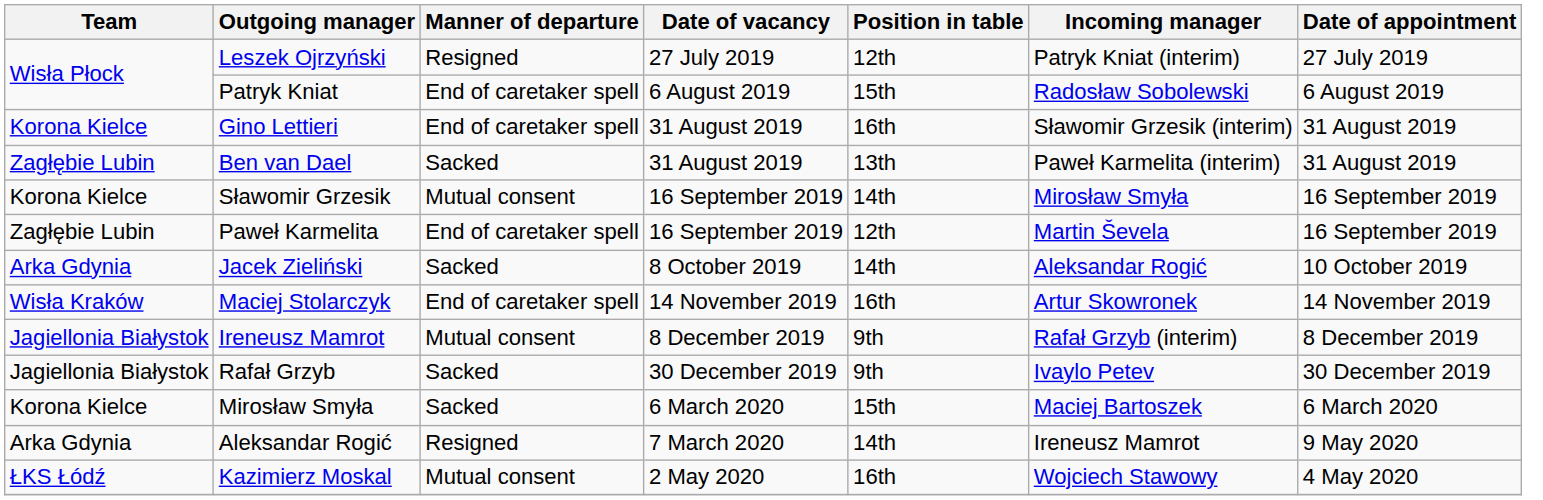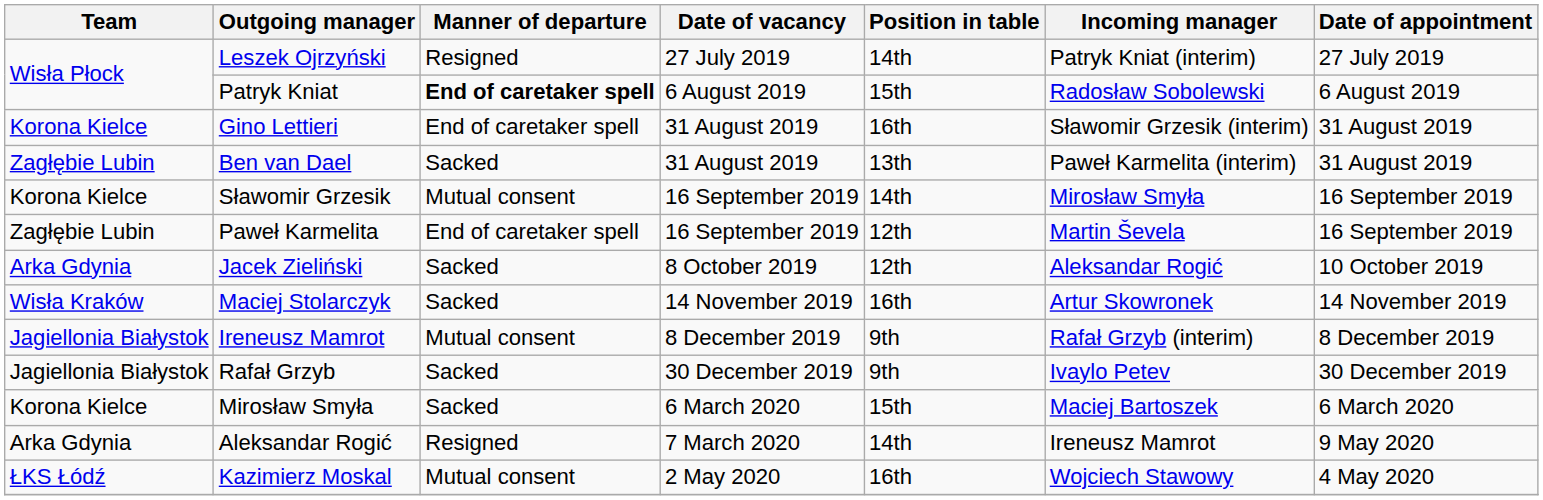(875, 57) 12th -> (891, 57) 14th
(532, 92) normal -> (540, 92) bold
(875, 267) 14th -> (891, 267) 12th
(532, 302) End of caretaker spell -> (462, 302) Sacked
